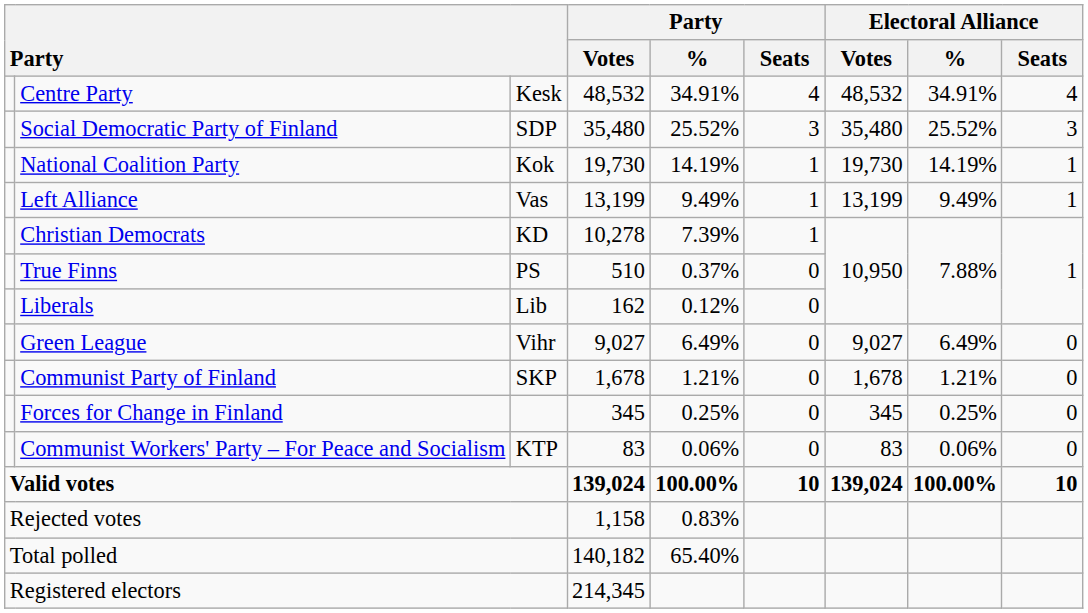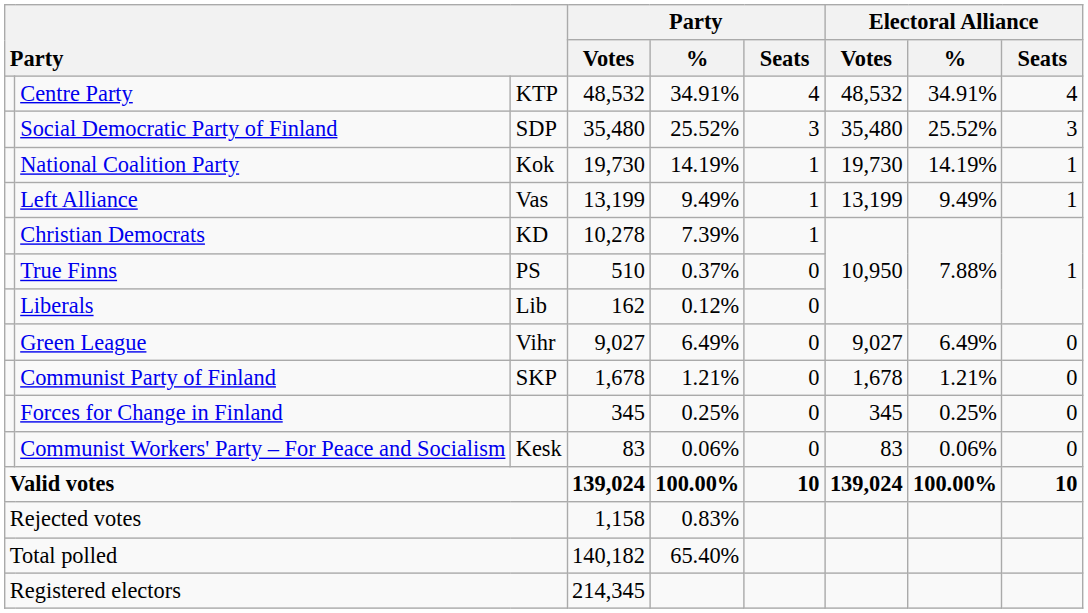(539, 93) Kesk -> (537, 93) KTP
(537, 448) KTP -> (539, 448) Kesk
